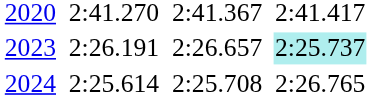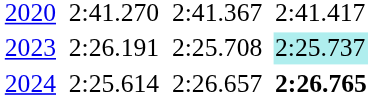(217, 48) 2:26.657 -> (217, 48) 2:25.708
(217, 83) 2:25.708 -> (217, 83) 2:26.657
(320, 83) normal -> (321, 83) bold
